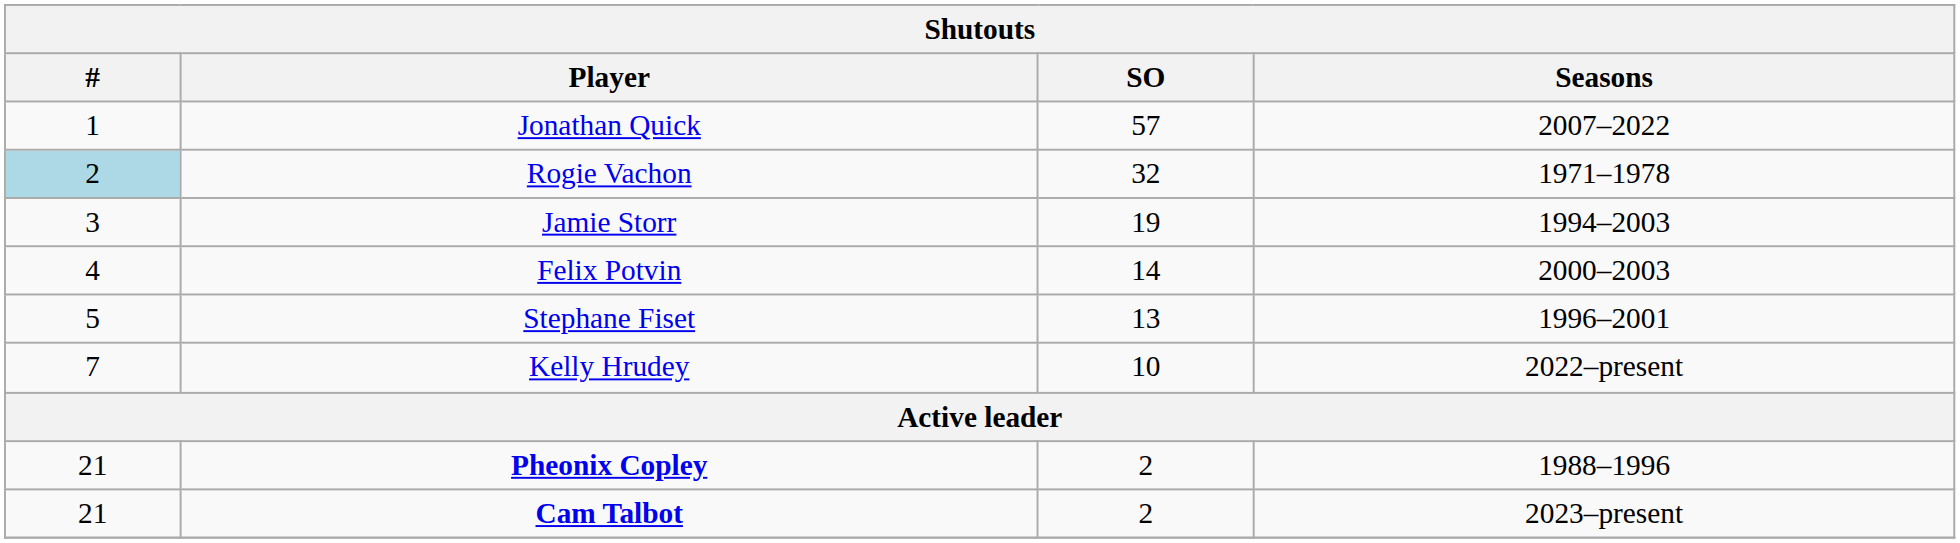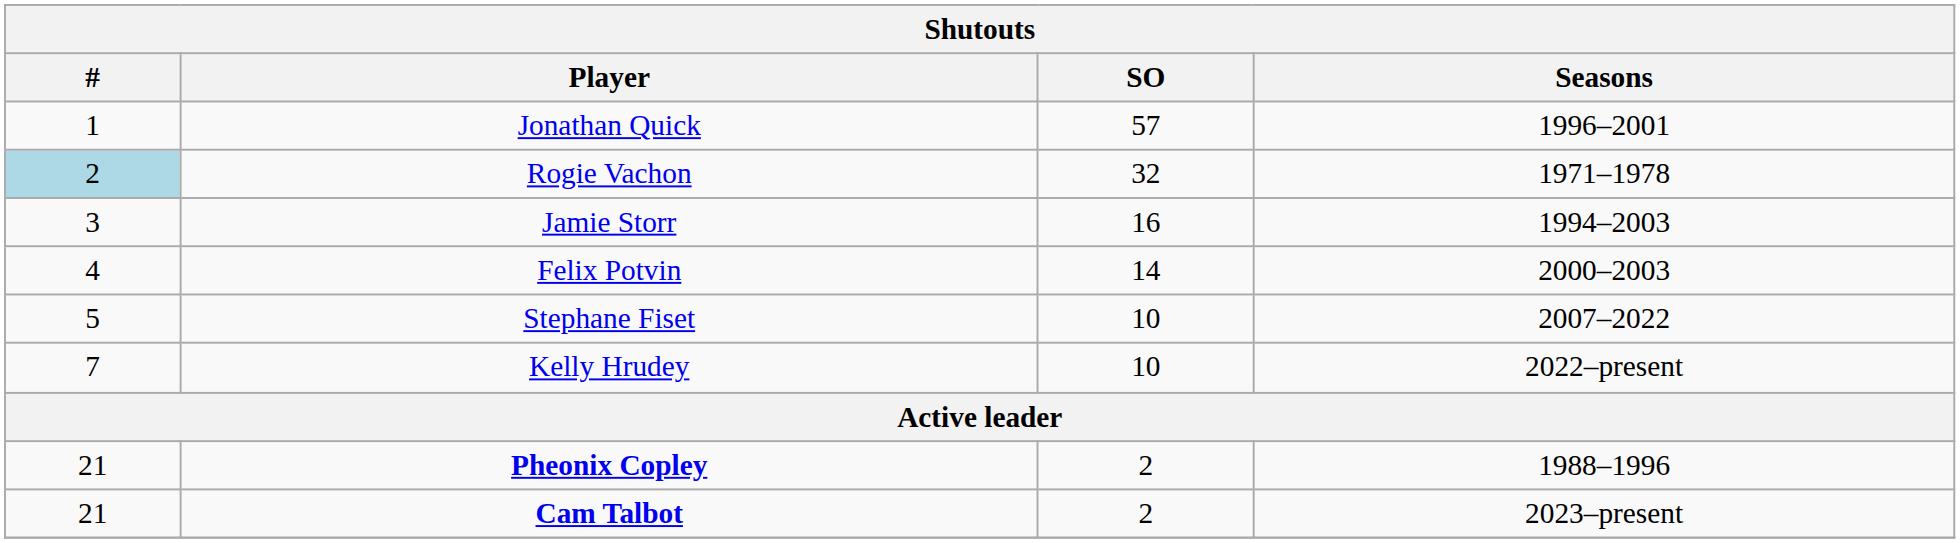(1604, 125) 2007–2022 -> (1604, 125) 1996–2001
(1146, 222) 19 -> (1146, 222) 16
(1146, 319) 13 -> (1146, 319) 10
(1604, 319) 1996–2001 -> (1604, 319) 2007–2022
